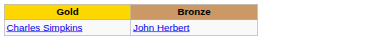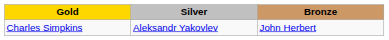+ column: (194, 12)
